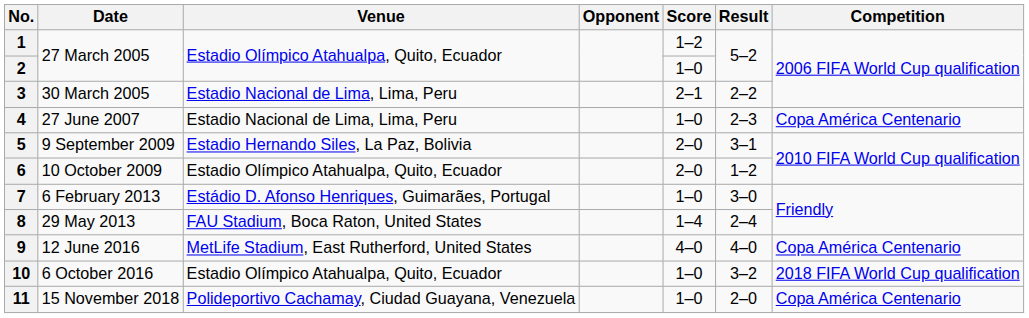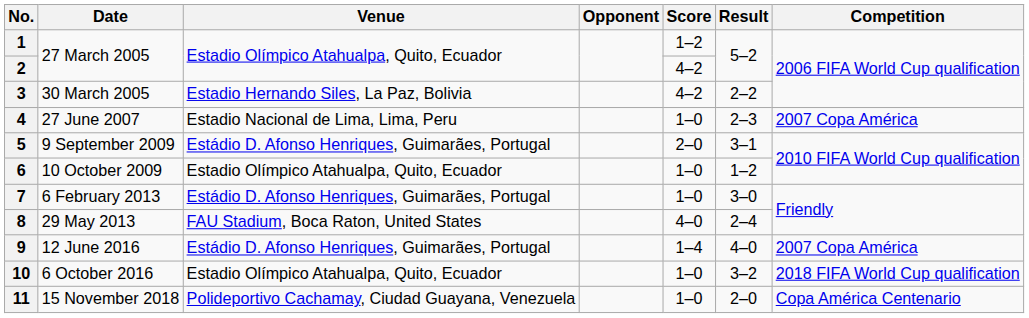(689, 68) 1–0 -> (689, 68) 4–2
(322, 94) Estadio Nacional de Lima, Lima, Peru -> (329, 94) Estadio Hernando Siles, La Paz, Bolivia
(689, 94) 2–1 -> (689, 94) 4–2
(868, 119) Copa América Centenario -> (847, 119) 2007 Copa América
(329, 145) Estadio Hernando Siles, La Paz, Bolivia -> (369, 145) Estádio D. Afonso Henriques, Guimarães, Portugal
(689, 171) 2–0 -> (689, 171) 1–0
(689, 222) 1–4 -> (689, 222) 4–0
(359, 247) MetLife Stadium, East Rutherford, United States -> (369, 247) Estádio D. Afonso Henriques, Guimarães, Portugal
(689, 247) 4–0 -> (689, 247) 1–4
(868, 247) Copa América Centenario -> (847, 247) 2007 Copa América
